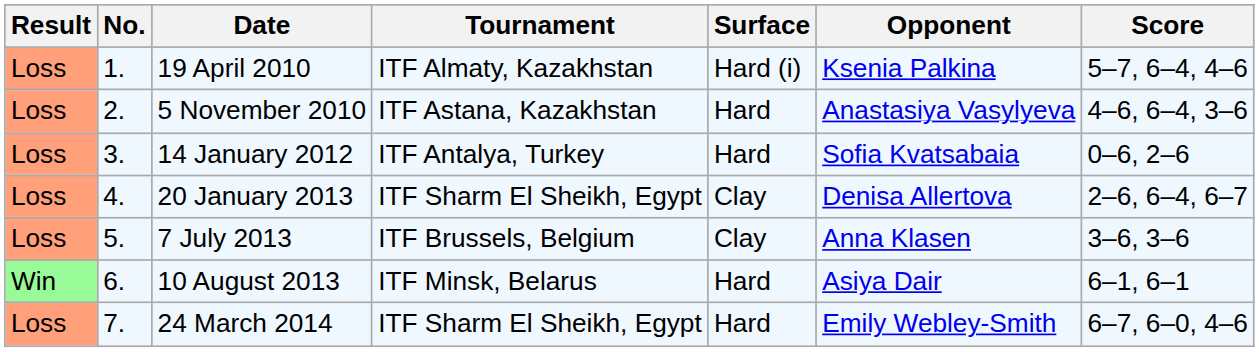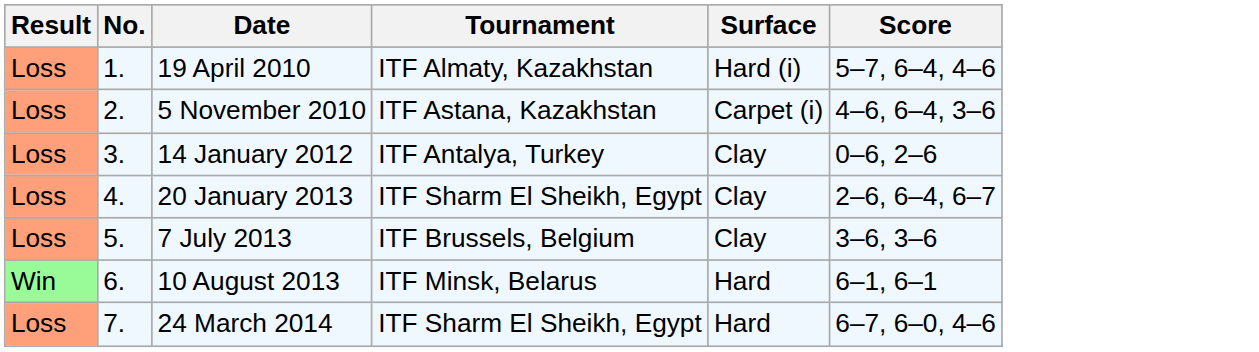- column: (949, 25)
(742, 110) Hard -> (769, 110) Carpet (i)
(742, 152) Hard -> (740, 152) Clay
